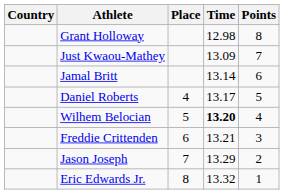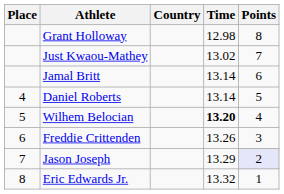columns swapped: (186, 14) <-> (31, 14)
(221, 55) 13.09 -> (221, 55) 13.02
(221, 96) 13.17 -> (221, 96) 13.14
(221, 138) 13.21 -> (221, 138) 13.26
(259, 158) no background -> (259, 158) lavender background
